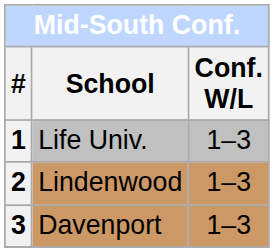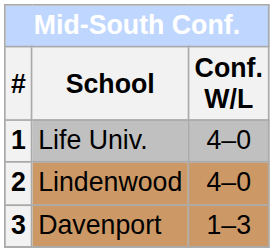(229, 140) 1–3 -> (229, 140) 4–0
(229, 182) 1–3 -> (229, 182) 4–0
